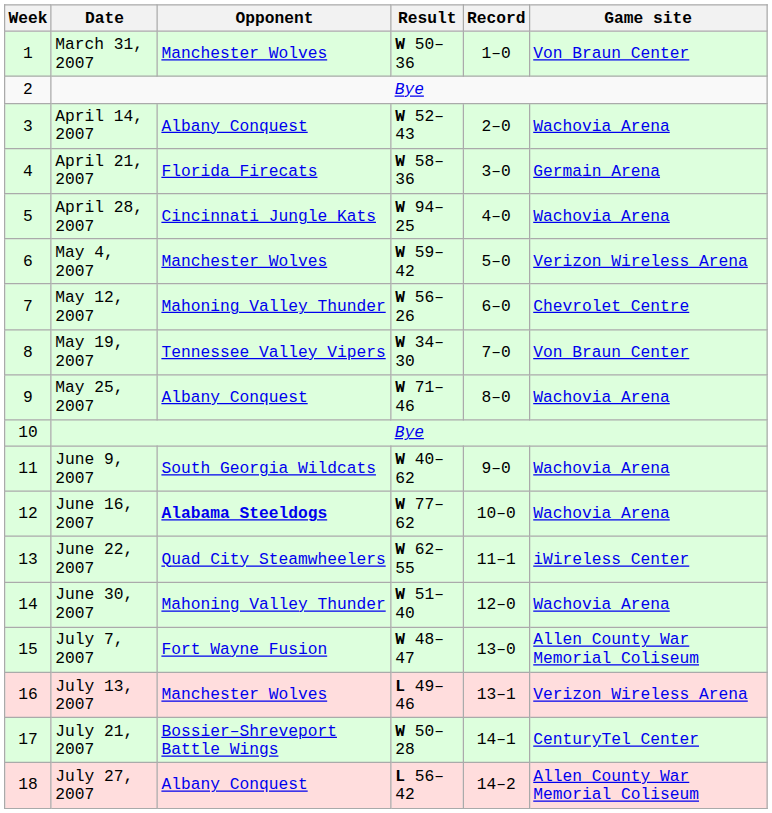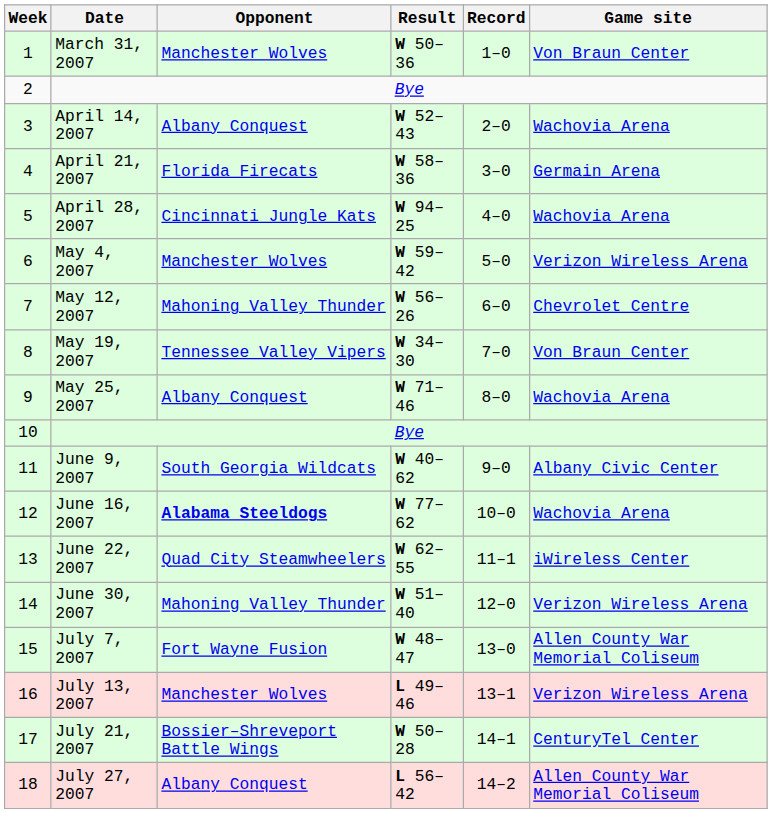(602, 469) Wachovia Arena -> (626, 469) Albany Civic Center
(602, 605) Wachovia Arena -> (641, 605) Verizon Wireless Arena
